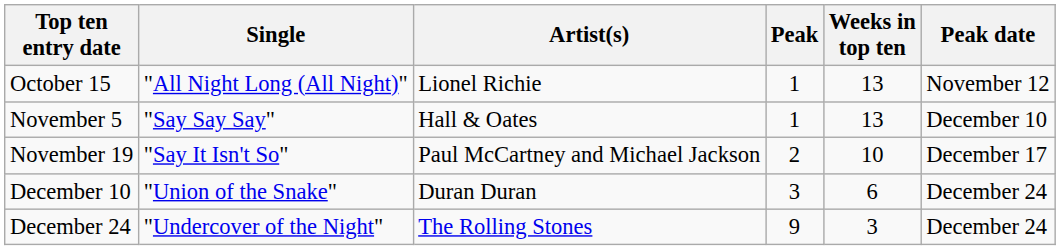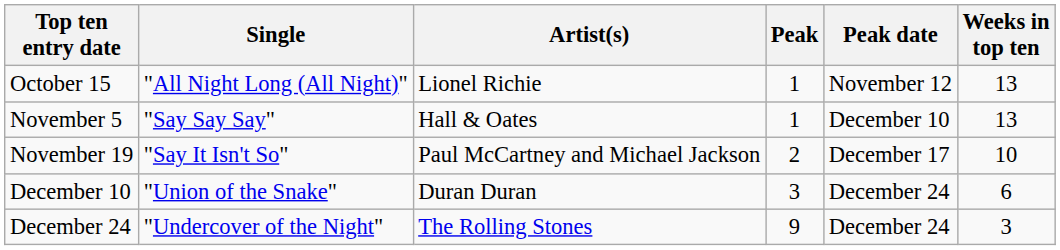columns swapped: (988, 35) <-> (872, 35)
